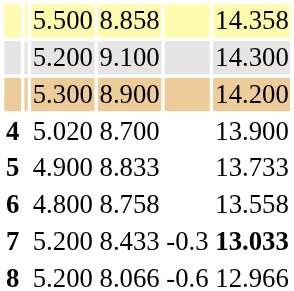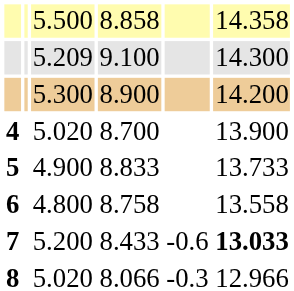(63, 57) 5.200 -> (63, 57) 5.209
(187, 241) -0.3 -> (187, 241) -0.6
(63, 277) 5.200 -> (63, 277) 5.020
(187, 277) -0.6 -> (187, 277) -0.3
